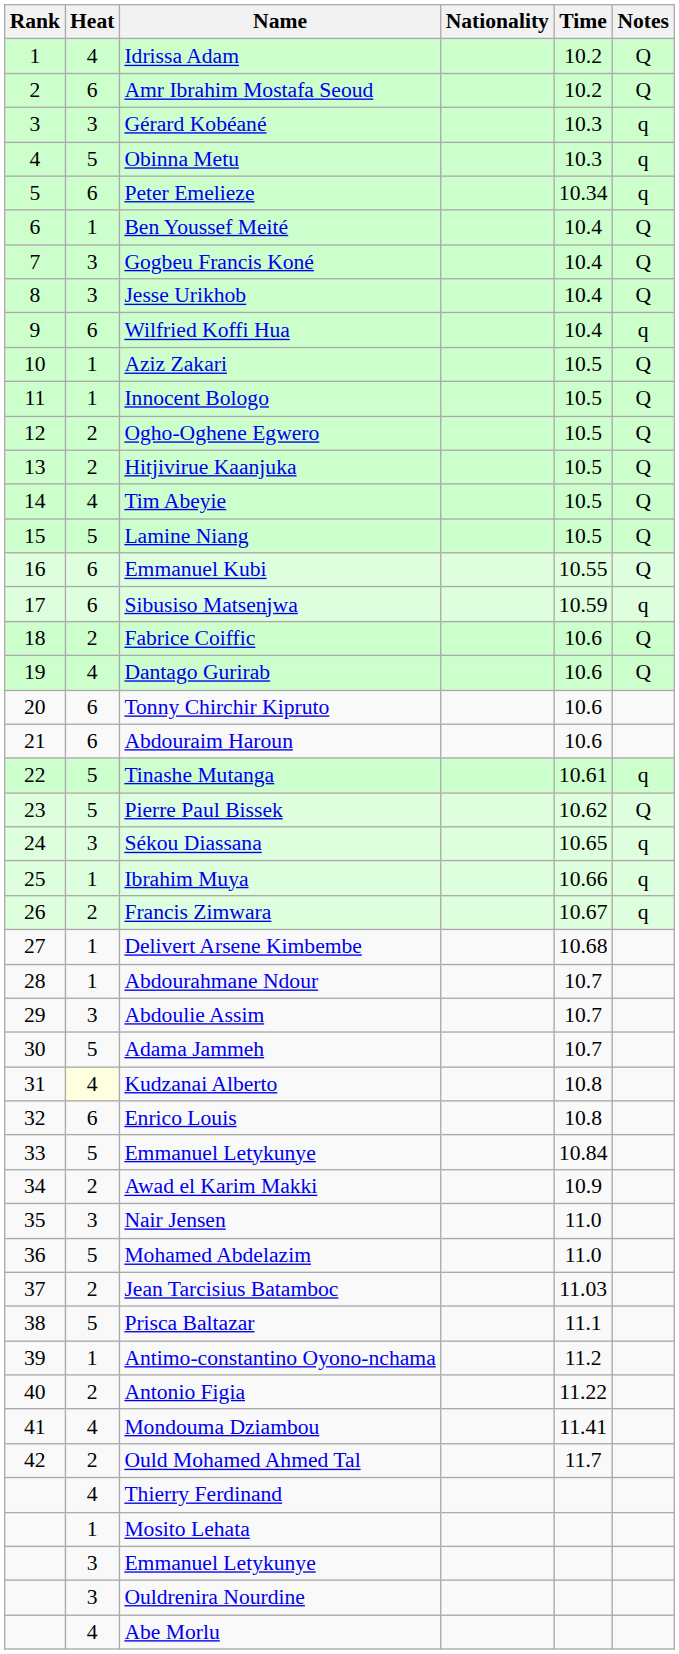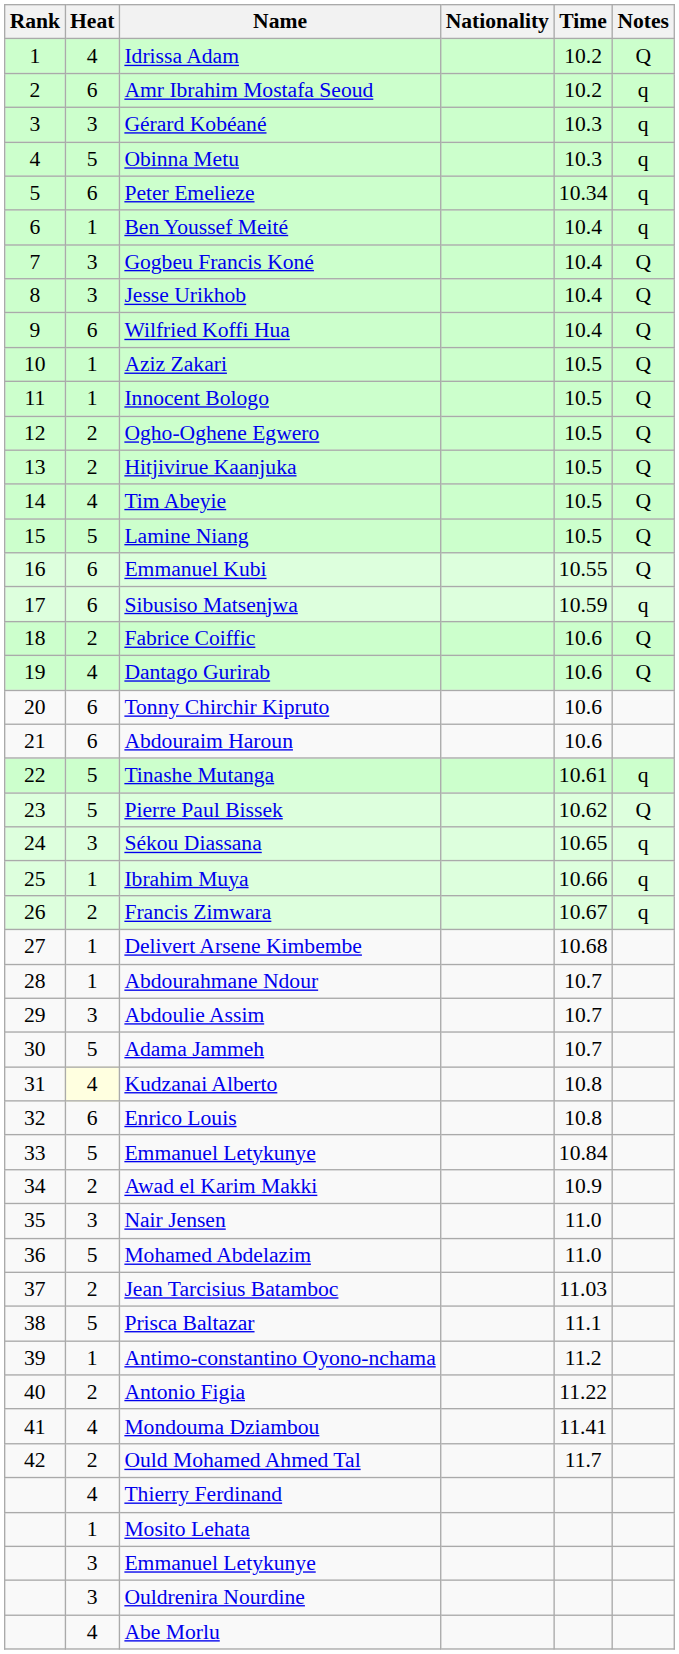(643, 90) Q -> (643, 90) q
(643, 227) Q -> (643, 227) q
(643, 329) q -> (643, 329) Q
